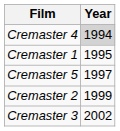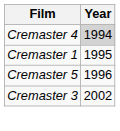(98, 75) 1997 -> (98, 75) 1996
- row: (43, 95)
